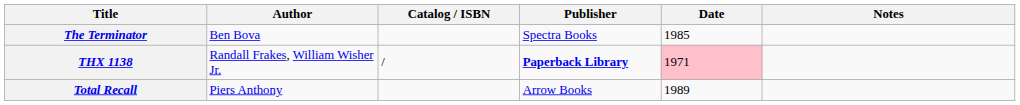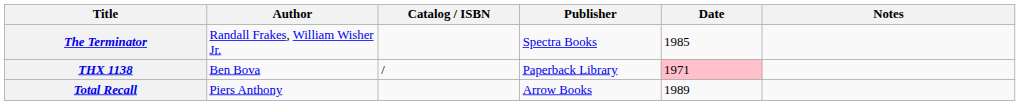(235, 34) Ben Bova -> (292, 42) Randall Frakes, William Wisher Jr.
(292, 62) Randall Frakes, William Wisher Jr. -> (235, 69) Ben Bova
(575, 62) bold -> (570, 69) normal
